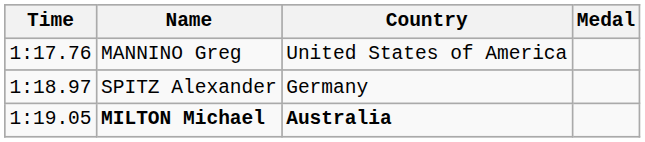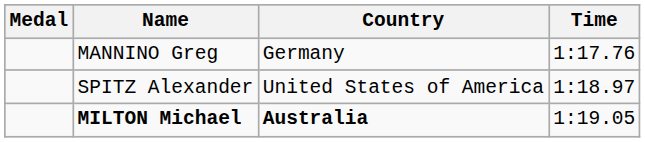columns swapped: (606, 21) <-> (51, 21)
(427, 54) United States of America -> (304, 54) Germany
(327, 87) Germany -> (403, 87) United States of America
